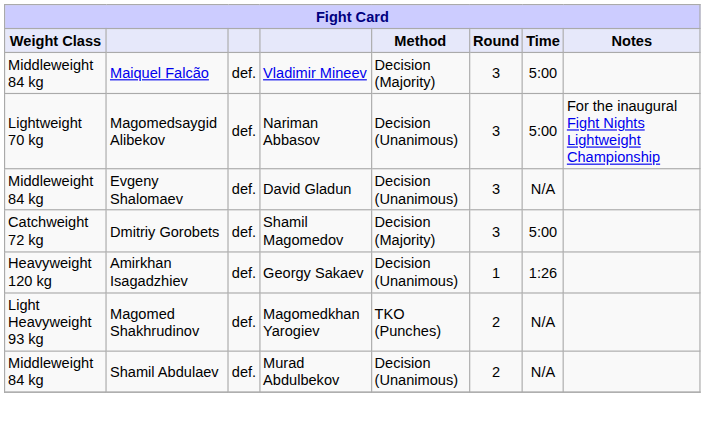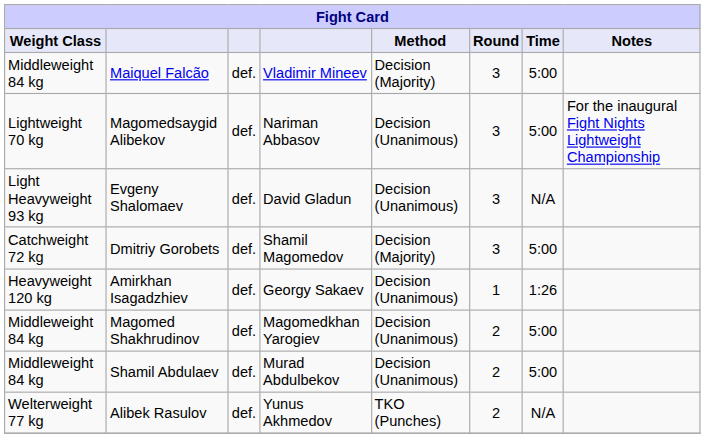(51, 190) Middleweight 84 kg -> (50, 198) Light Heavyweight 93 kg
(50, 322) Light Heavyweight 93 kg -> (51, 330) Middleweight 84 kg
(408, 322) TKO (Punches) -> (416, 330) Decision (Unanimous)
(543, 322) N/A -> (543, 330) 5:00
(543, 371) N/A -> (543, 371) 5:00
+ row: (158, 412)
